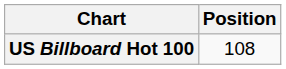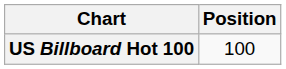(240, 49) 108 -> (240, 49) 100
